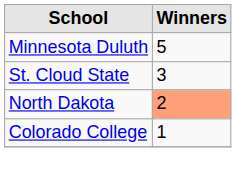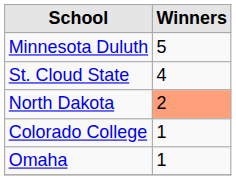(161, 75) 3 -> (161, 75) 4
+ row: (38, 160)
